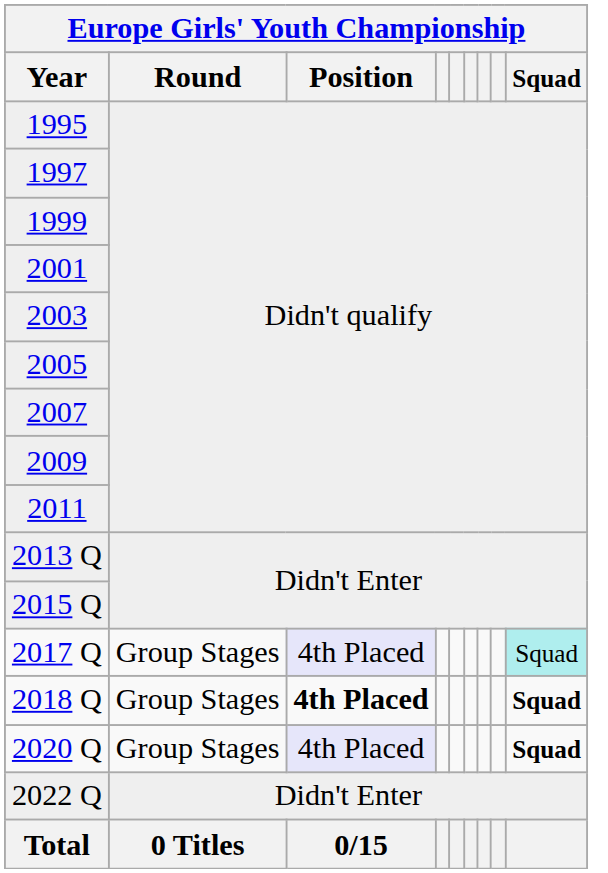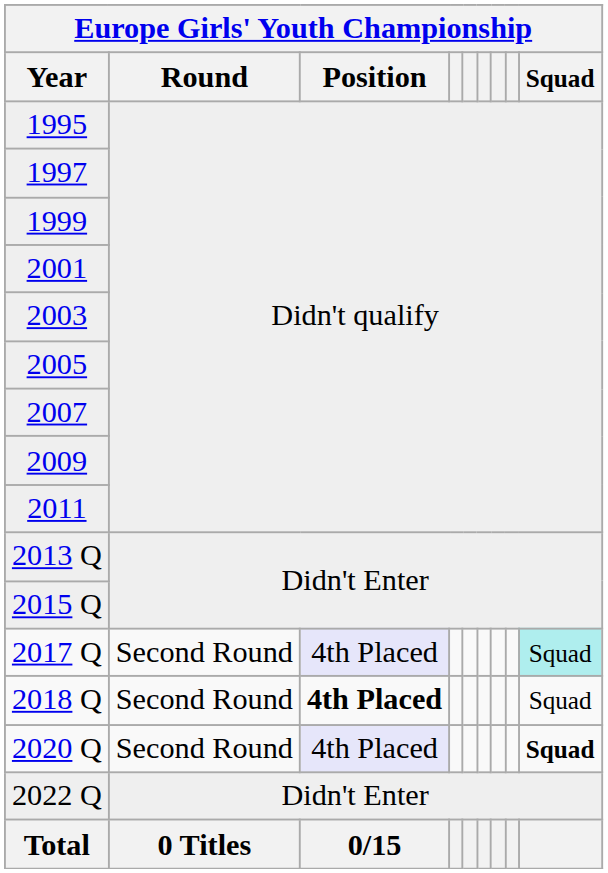(198, 651) Group Stages -> (204, 651) Second Round
(198, 699) Group Stages -> (204, 699) Second Round
(547, 699) bold -> (560, 701) normal
(198, 747) Group Stages -> (204, 747) Second Round
